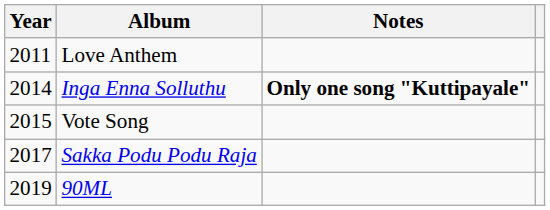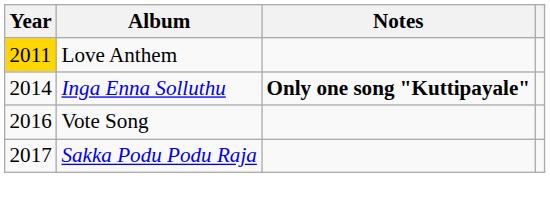(30, 54) no background -> (30, 54) gold background
(31, 121) 2015 -> (31, 121) 2016
- row: (87, 188)
